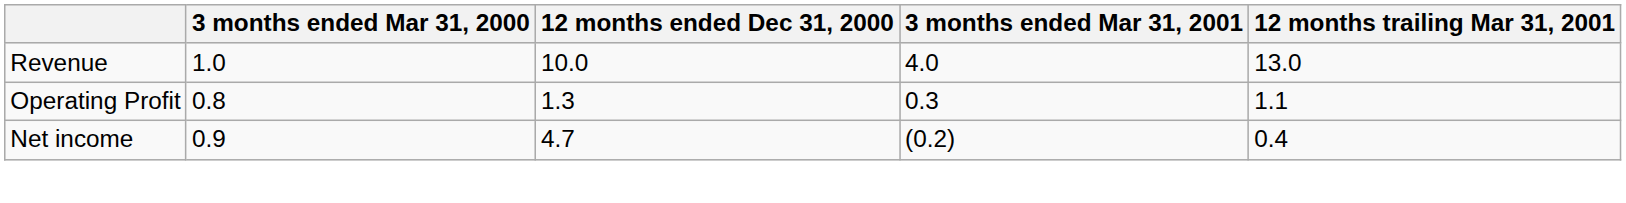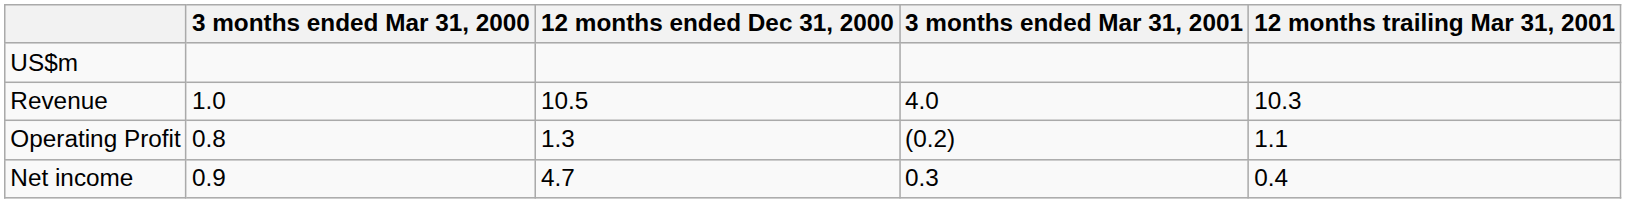+ row: (44, 62)
(565, 62) 10.0 -> (565, 100) 10.5
(1278, 62) 13.0 -> (1278, 100) 10.3
(922, 100) 0.3 -> (930, 139) (0.2)
(930, 139) (0.2) -> (922, 178) 0.3
